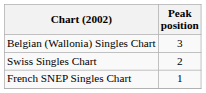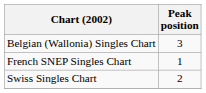rows swapped: (69, 79) <-> (52, 61)
